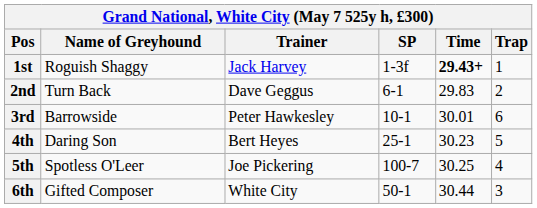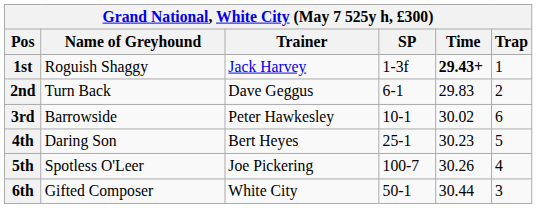(456, 116) 30.01 -> (456, 116) 30.02
(456, 166) 30.25 -> (456, 166) 30.26
